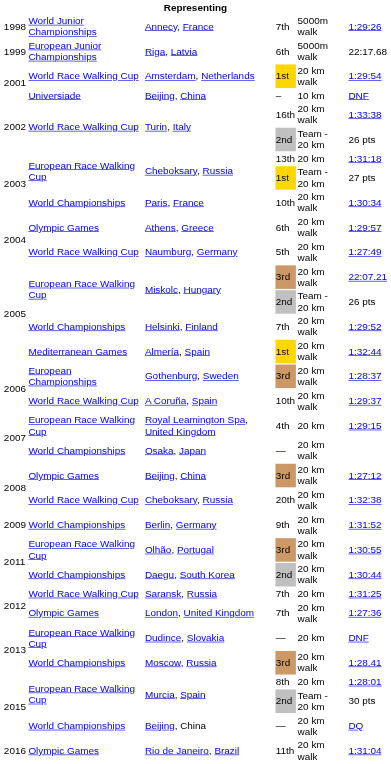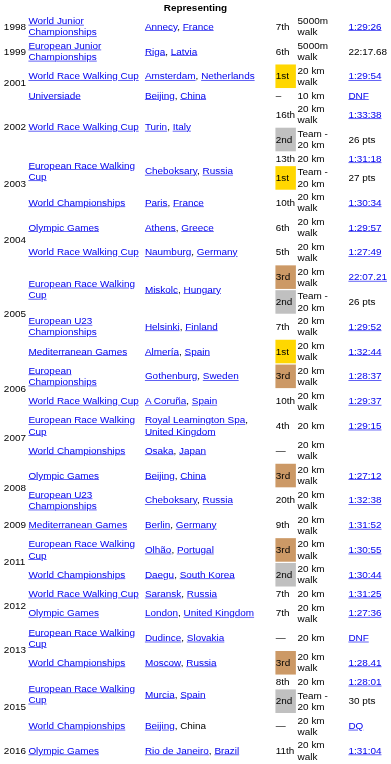(77, 326) World Championships -> (63, 326) European U23 Championships
(84, 500) World Race Walking Cup -> (63, 500) European U23 Championships
(77, 525) World Championships -> (78, 525) Mediterranean Games
